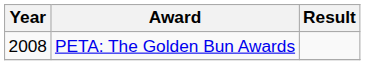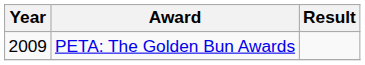(28, 45) 2008 -> (28, 45) 2009
